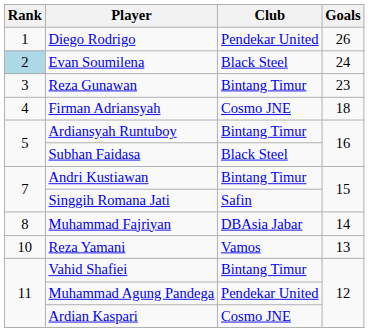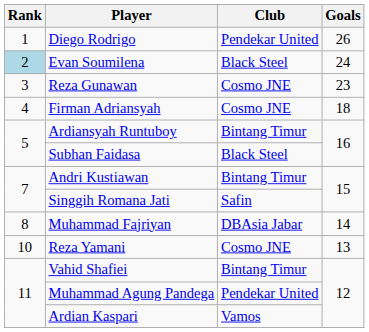(264, 85) Bintang Timur -> (256, 85) Cosmo JNE
(241, 246) Vamos -> (256, 246) Cosmo JNE
(256, 316) Cosmo JNE -> (241, 316) Vamos
